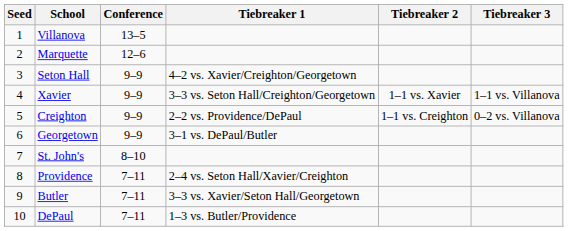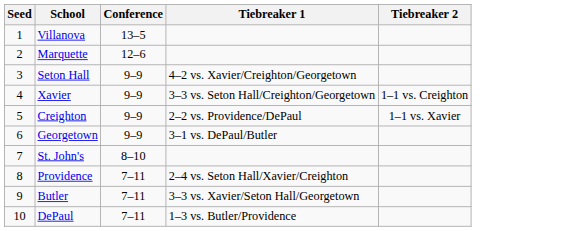- column: (517, 14)
(425, 95) 1–1 vs. Xavier -> (425, 95) 1–1 vs. Creighton
(425, 115) 1–1 vs. Creighton -> (425, 115) 1–1 vs. Xavier
